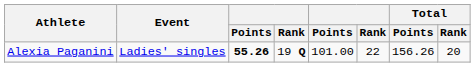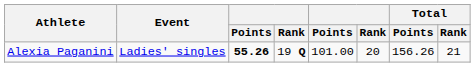(373, 52) 22 -> (373, 52) 20
(454, 52) 20 -> (454, 52) 21
